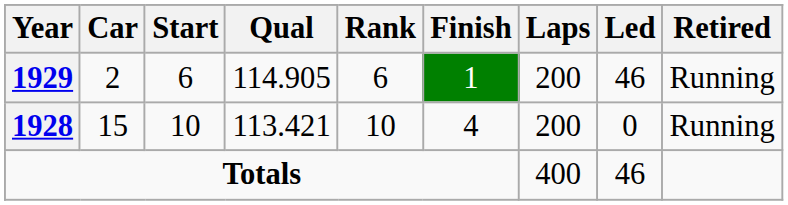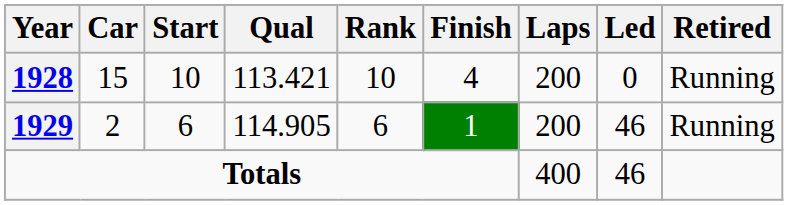rows swapped: (43, 125) <-> (43, 77)
